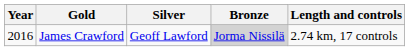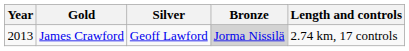(20, 35) 2016 -> (20, 35) 2013
